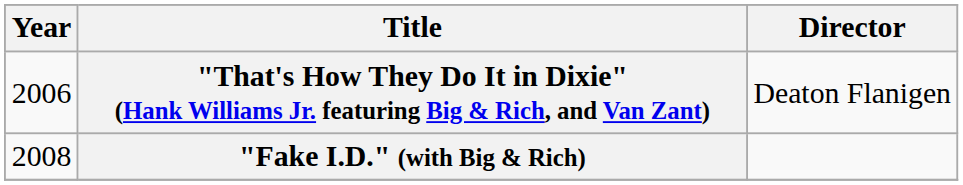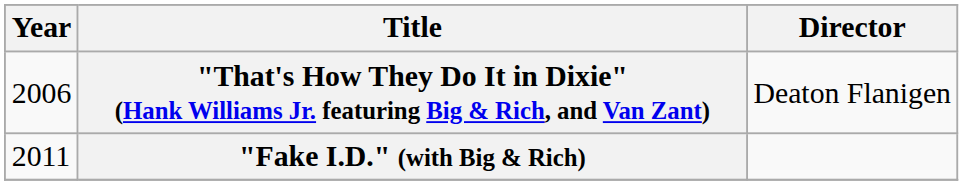(42, 155) 2008 -> (41, 155) 2011
